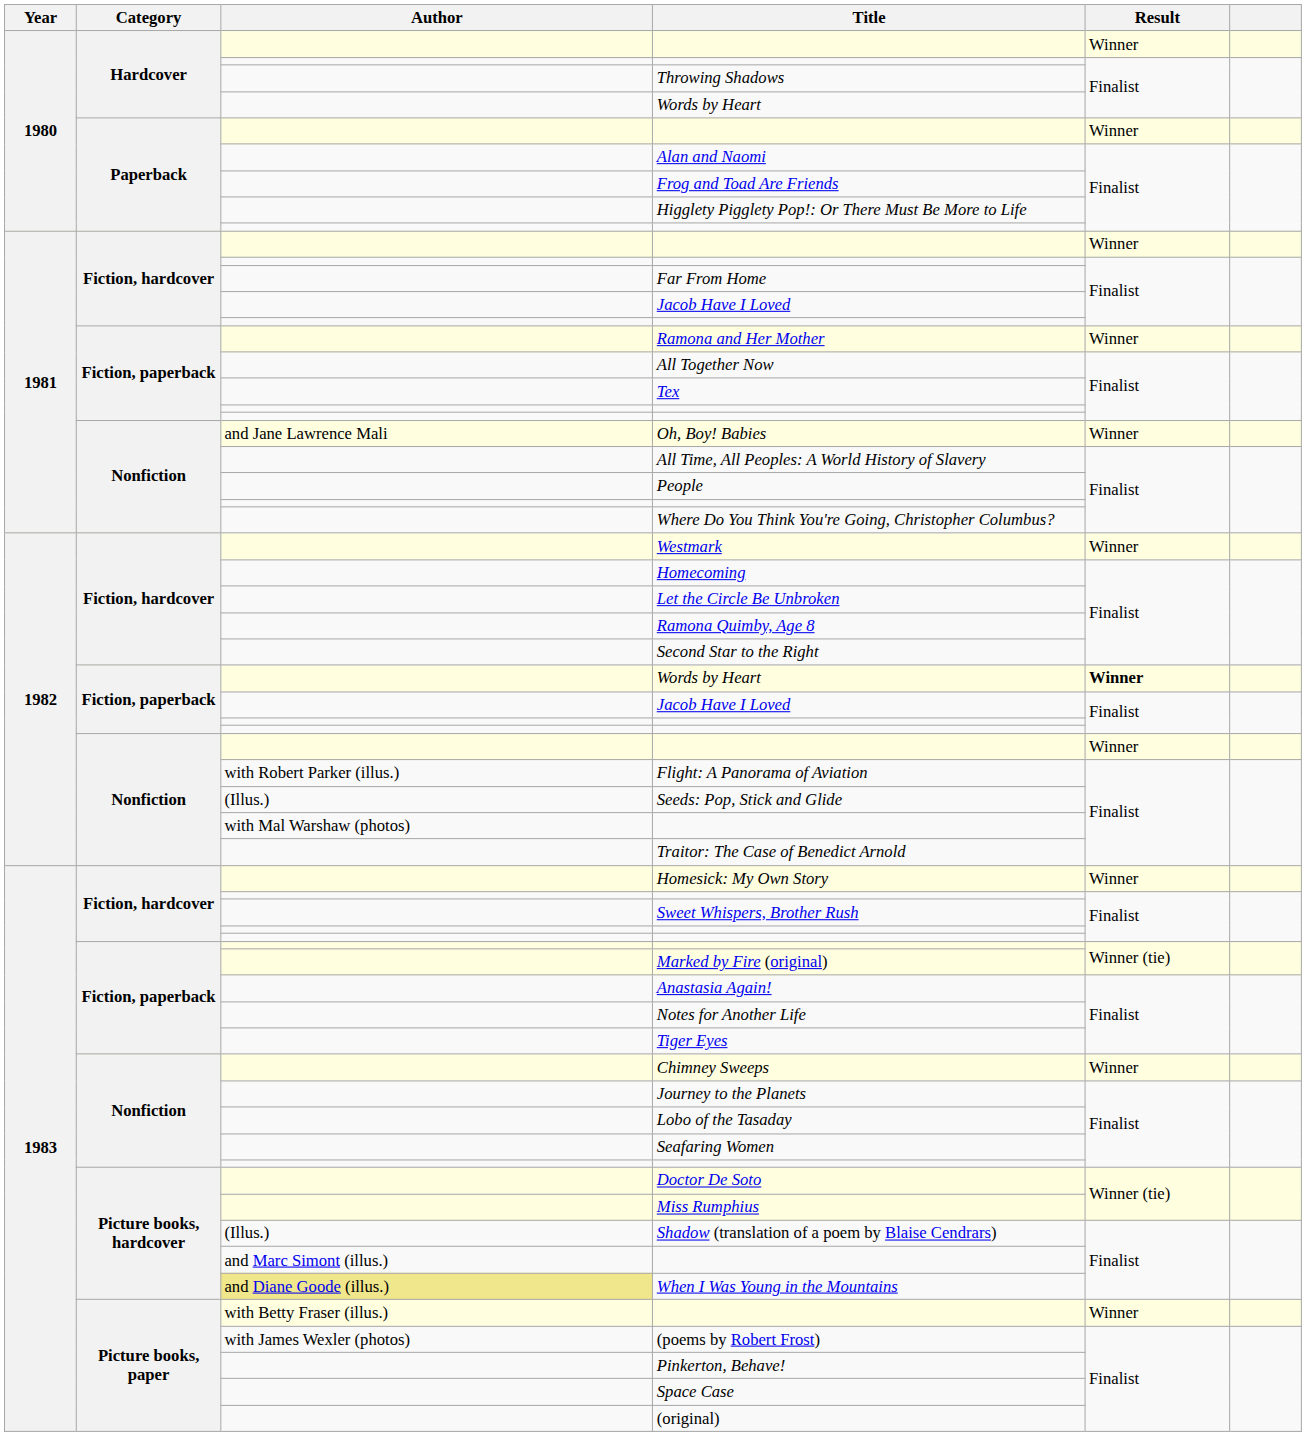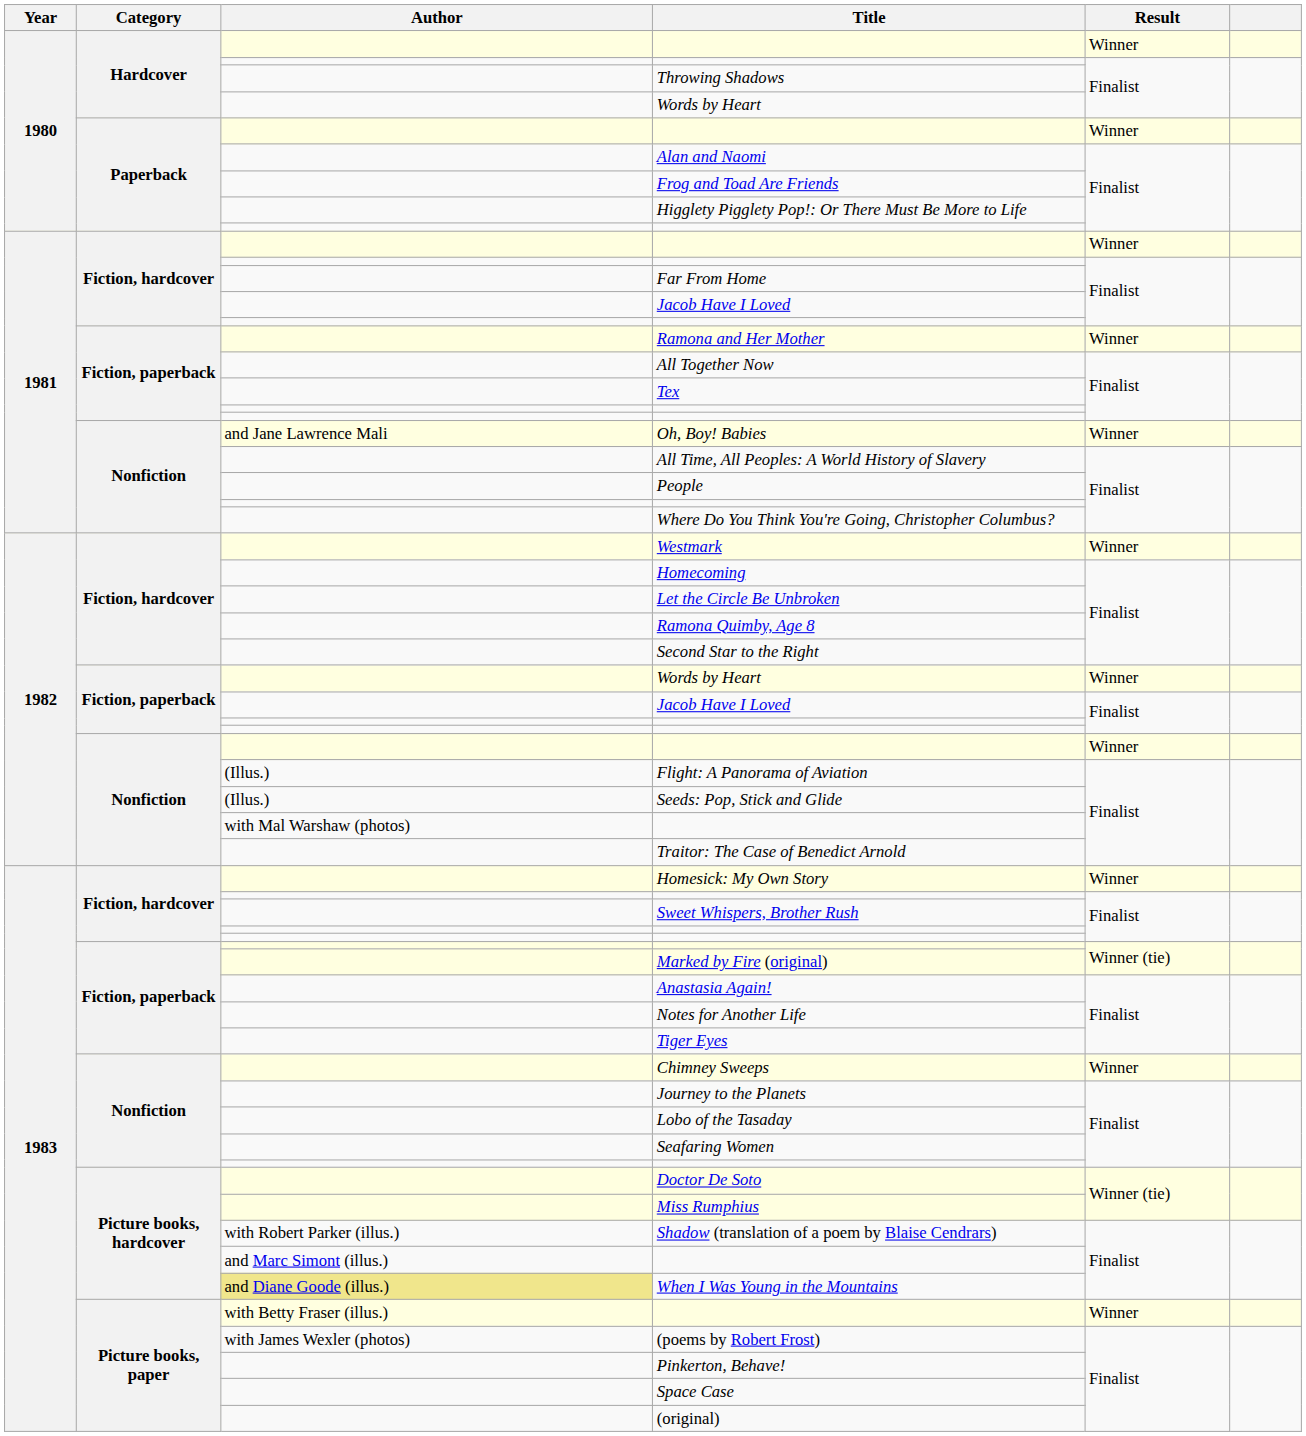(1116, 678) bold -> (1114, 678) normal
(312, 772) with Robert Parker (illus.) -> (247, 772) (Illus.)
(247, 1233) (Illus.) -> (312, 1233) with Robert Parker (illus.)
